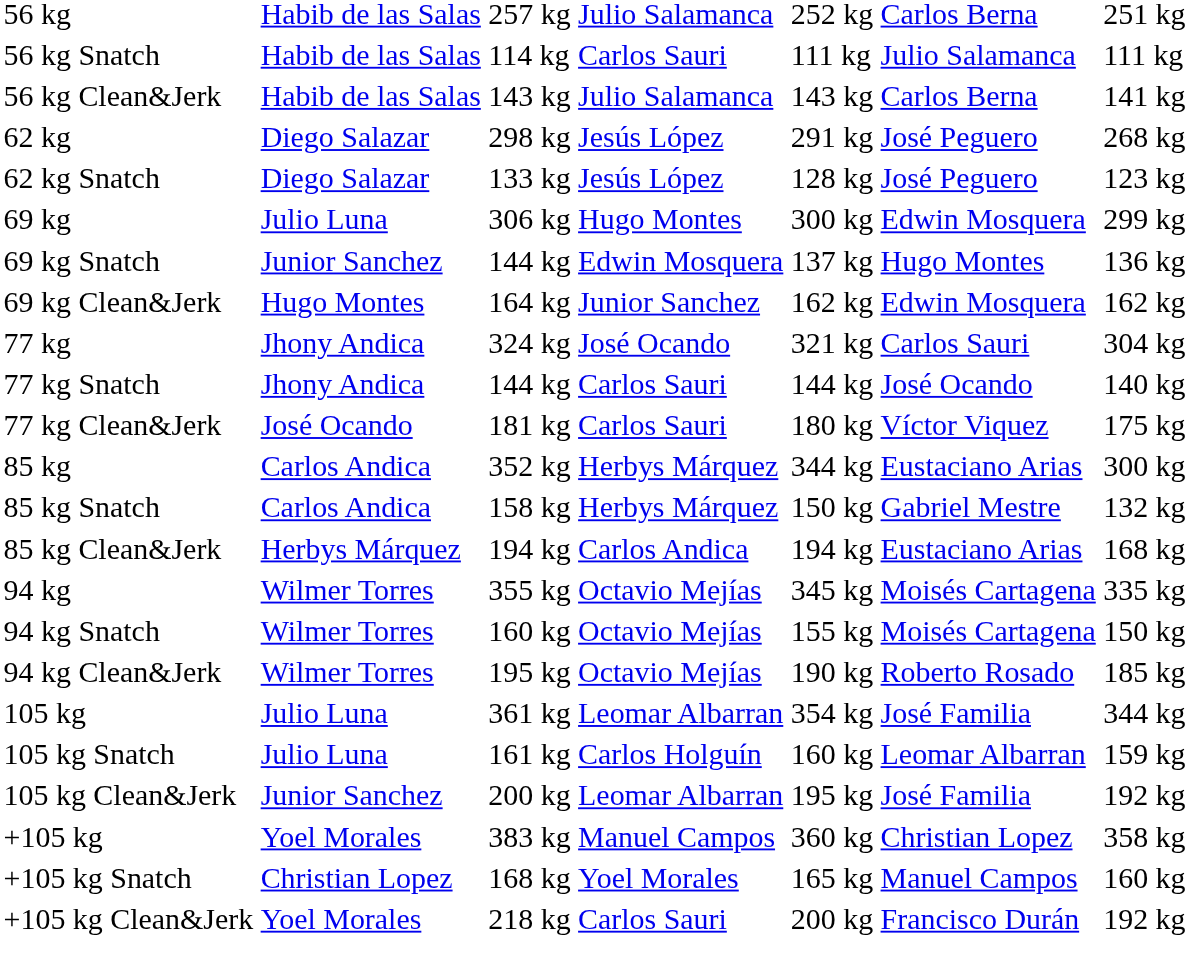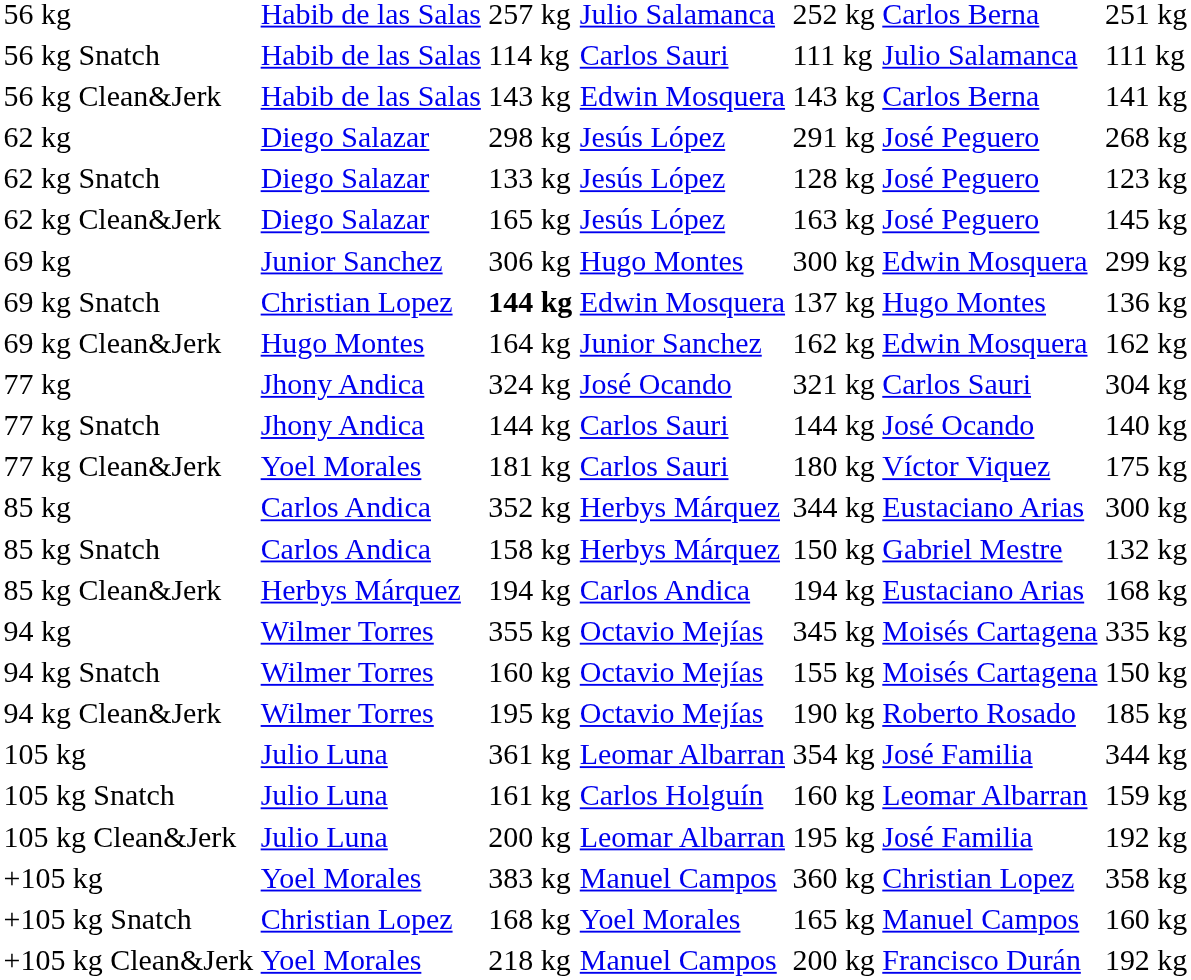(676, 96) Julio Salamanca -> (682, 96) Edwin Mosquera
+ row: (112, 219)
(324, 219) Julio Luna -> (352, 260) Junior Sanchez
(352, 260) Junior Sanchez -> (357, 301) Christian Lopez
(529, 260) normal -> (530, 301) bold
(337, 425) José Ocando -> (341, 466) Yoel Morales
(352, 795) Junior Sanchez -> (324, 836) Julio Luna
(652, 919) Carlos Sauri -> (678, 960) Manuel Campos
